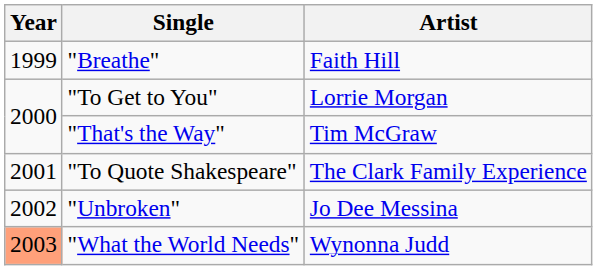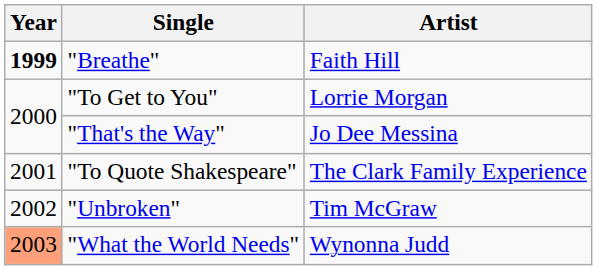(33, 60) normal -> (33, 60) bold
(373, 134) Tim McGraw -> (384, 134) Jo Dee Messina
(384, 208) Jo Dee Messina -> (373, 208) Tim McGraw
